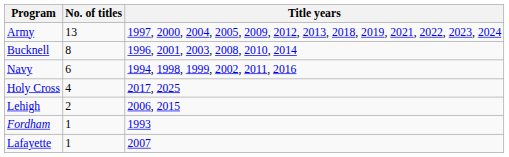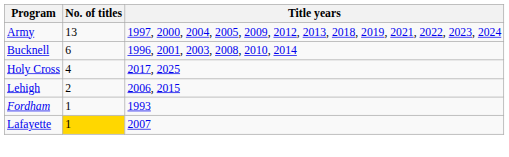(68, 50) 8 -> (68, 50) 6
- row: (20, 69)
(68, 143) no background -> (68, 124) gold background
